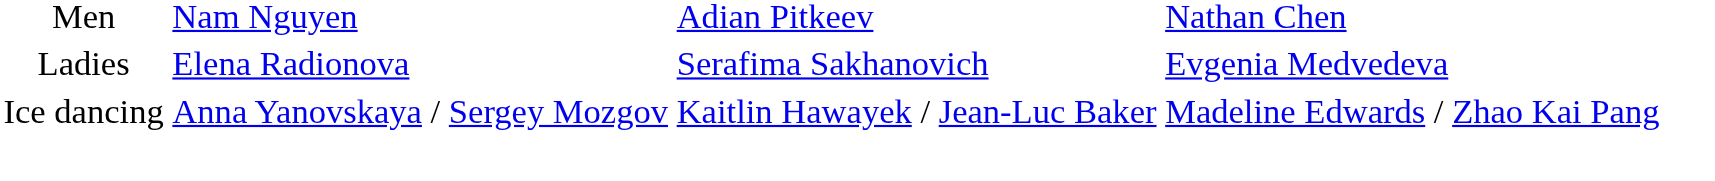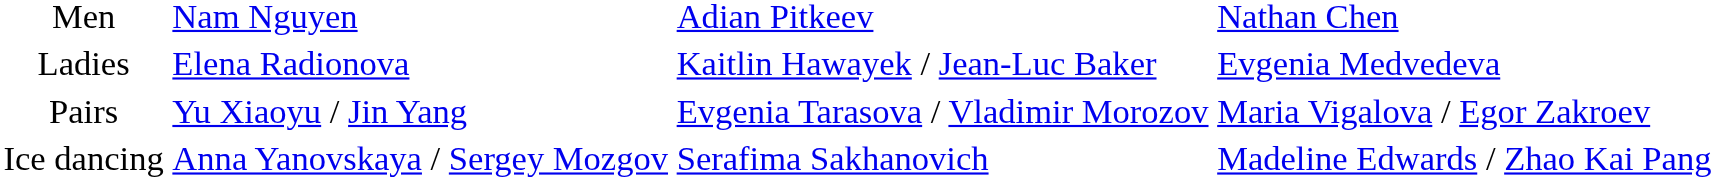(833, 63) Serafima Sakhanovich -> (917, 63) Kaitlin Hawayek / Jean-Luc Baker
+ row: (84, 111)
(917, 111) Kaitlin Hawayek / Jean-Luc Baker -> (833, 158) Serafima Sakhanovich
